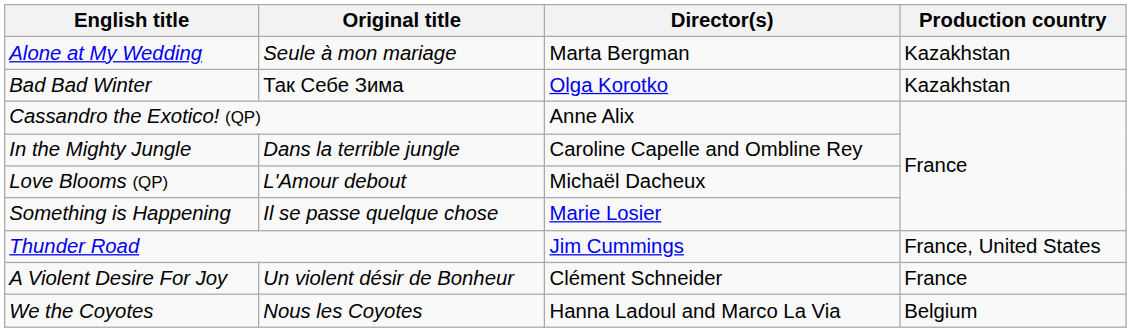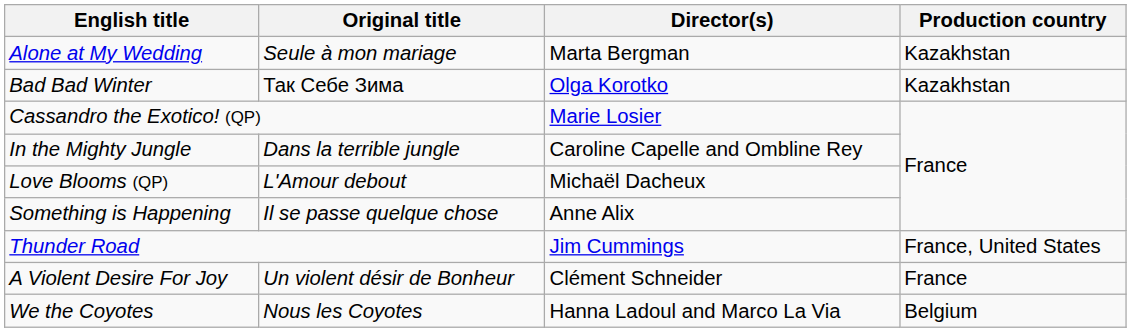(592, 117) Anne Alix -> (605, 117) Marie Losier
(605, 213) Marie Losier -> (592, 213) Anne Alix
